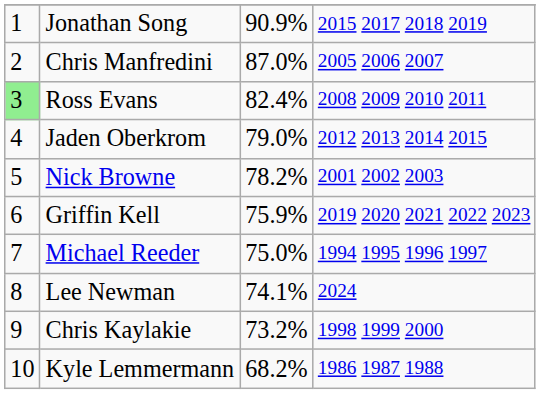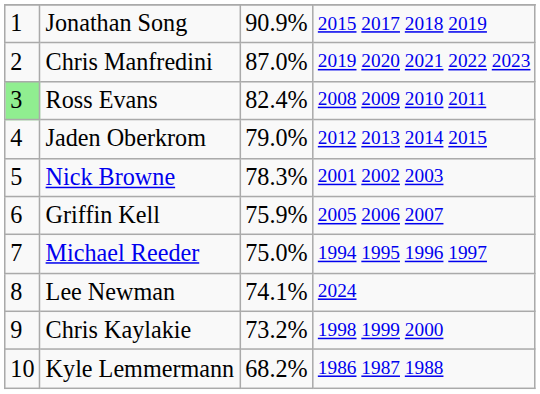(381, 61) 2005 2006 2007 -> (424, 61) 2019 2020 2021 2022 2023
(276, 176) 78.2% -> (276, 176) 78.3%
(424, 215) 2019 2020 2021 2022 2023 -> (381, 215) 2005 2006 2007
